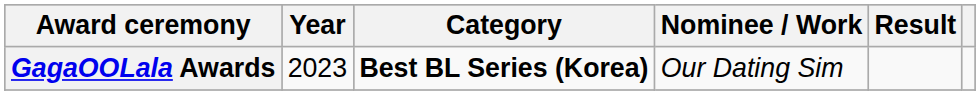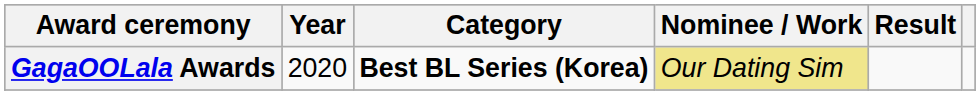(317, 68) 2023 -> (317, 68) 2020
(752, 68) no background -> (752, 68) khaki background
